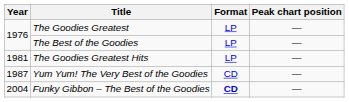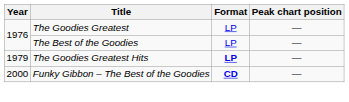(17, 58) 1981 -> (17, 58) 1979
(231, 58) normal -> (231, 58) bold
- row: (120, 74)
(17, 89) 2004 -> (17, 74) 2000
